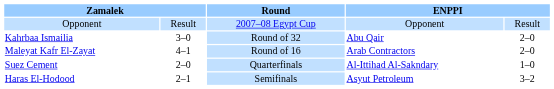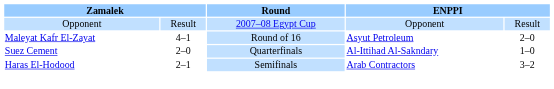- row: (39, 37)
(381, 51) Arab Contractors -> (380, 37) Asyut Petroleum
(380, 78) Asyut Petroleum -> (381, 65) Arab Contractors
